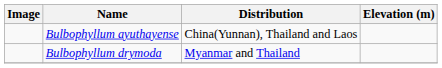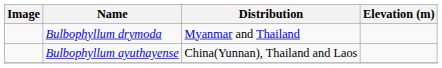rows swapped: (112, 33) <-> (104, 53)
